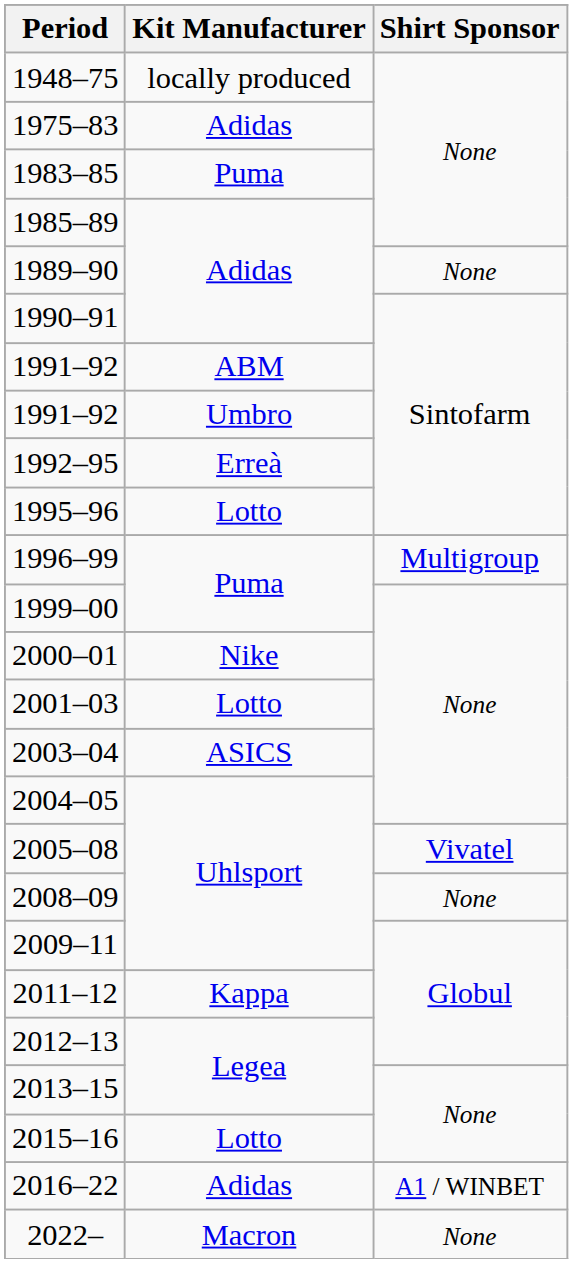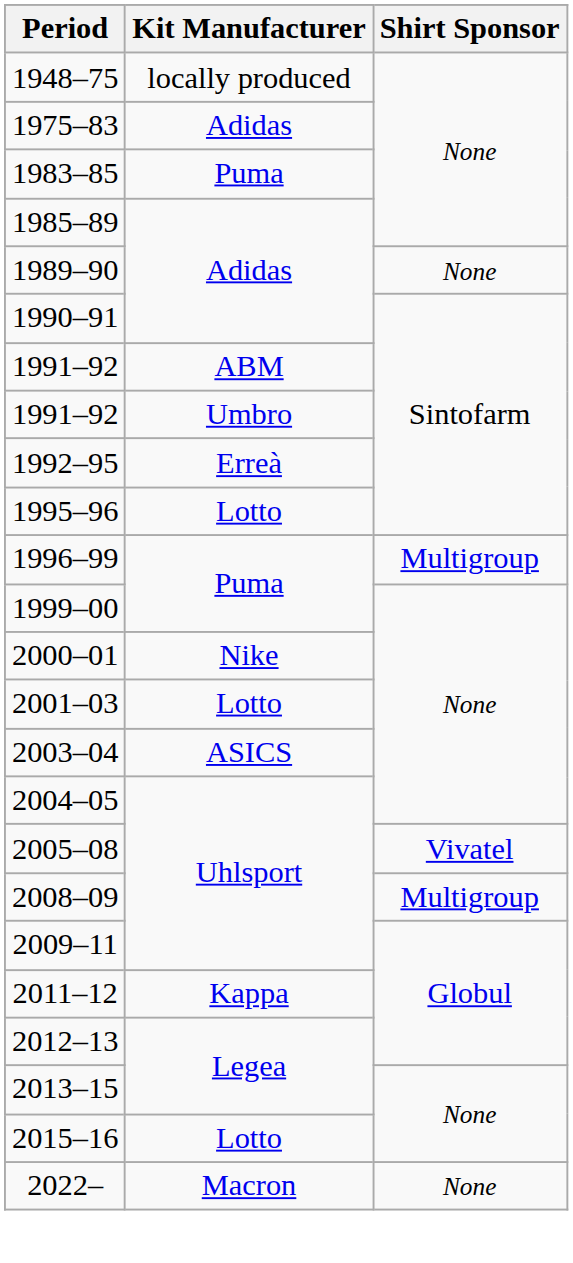(470, 898) None -> (470, 896) Multigroup
- row: (65, 1185)
